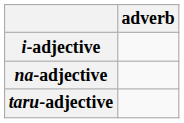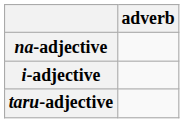rows swapped: (61, 46) <-> (61, 74)
